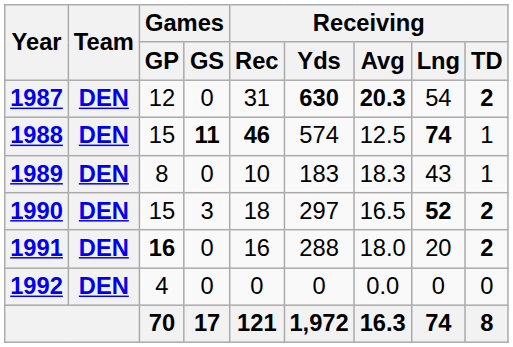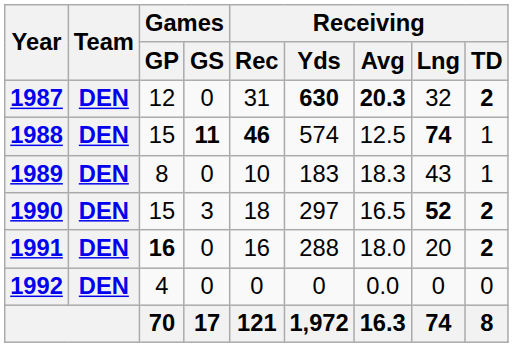(438, 98) 54 -> (438, 98) 32
